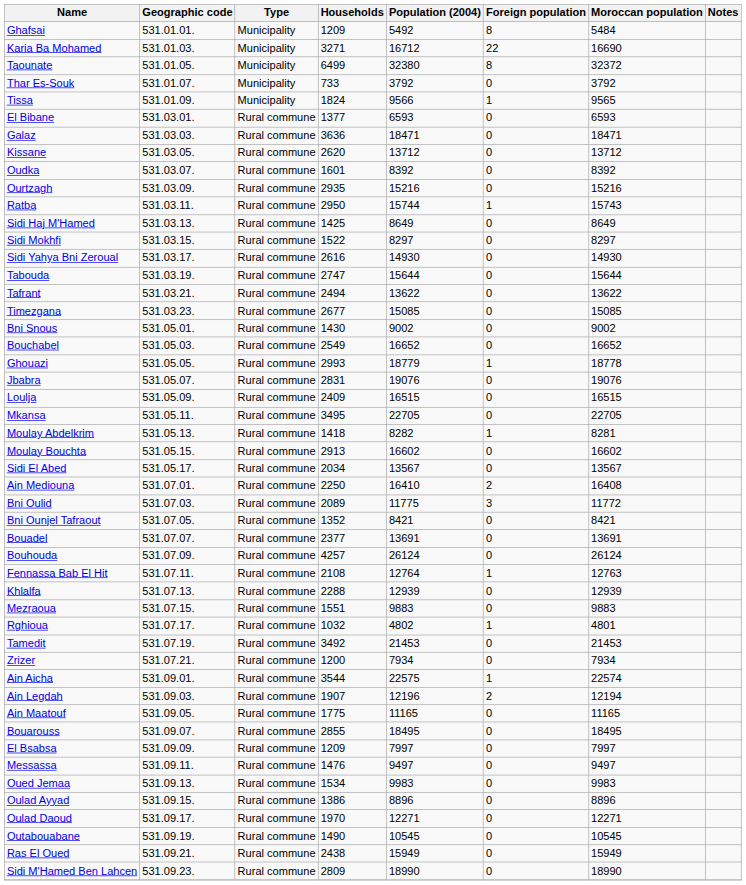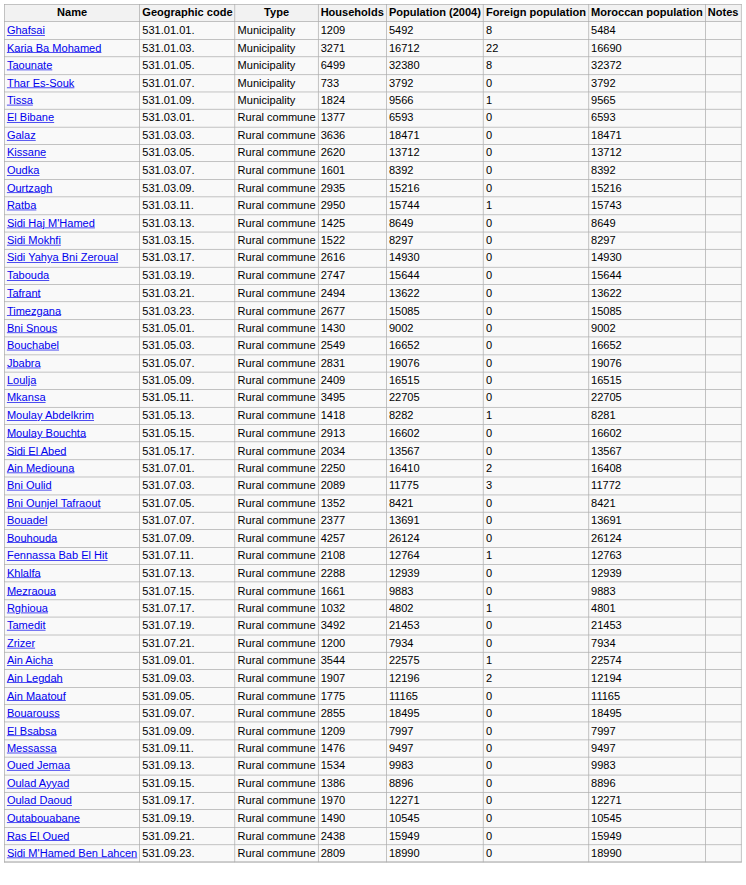- row: (27, 363)
(333, 608) 1551 -> (333, 591) 1661
